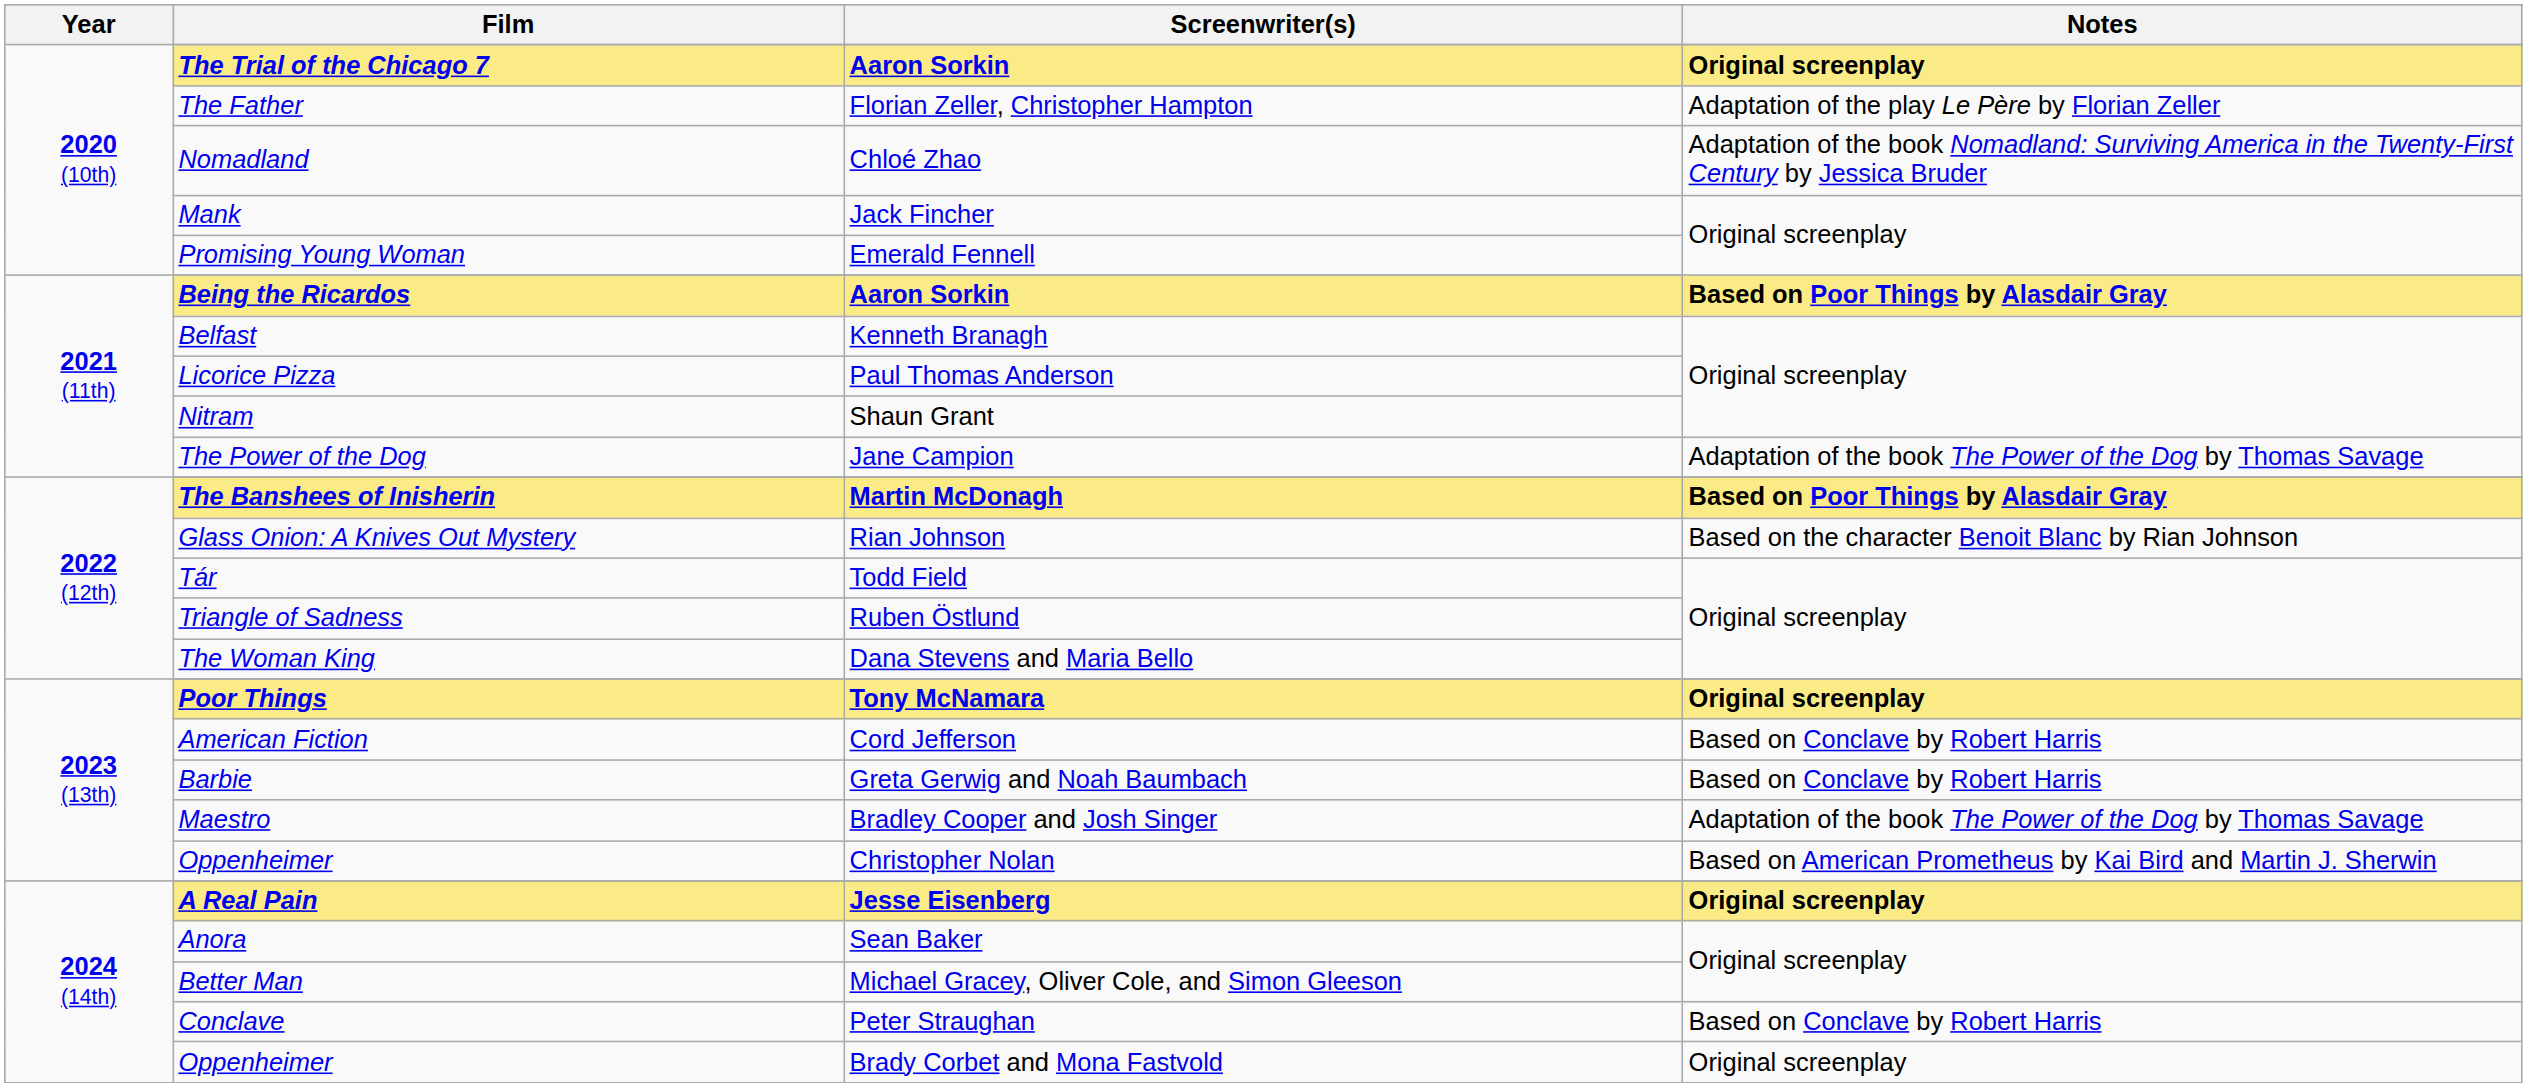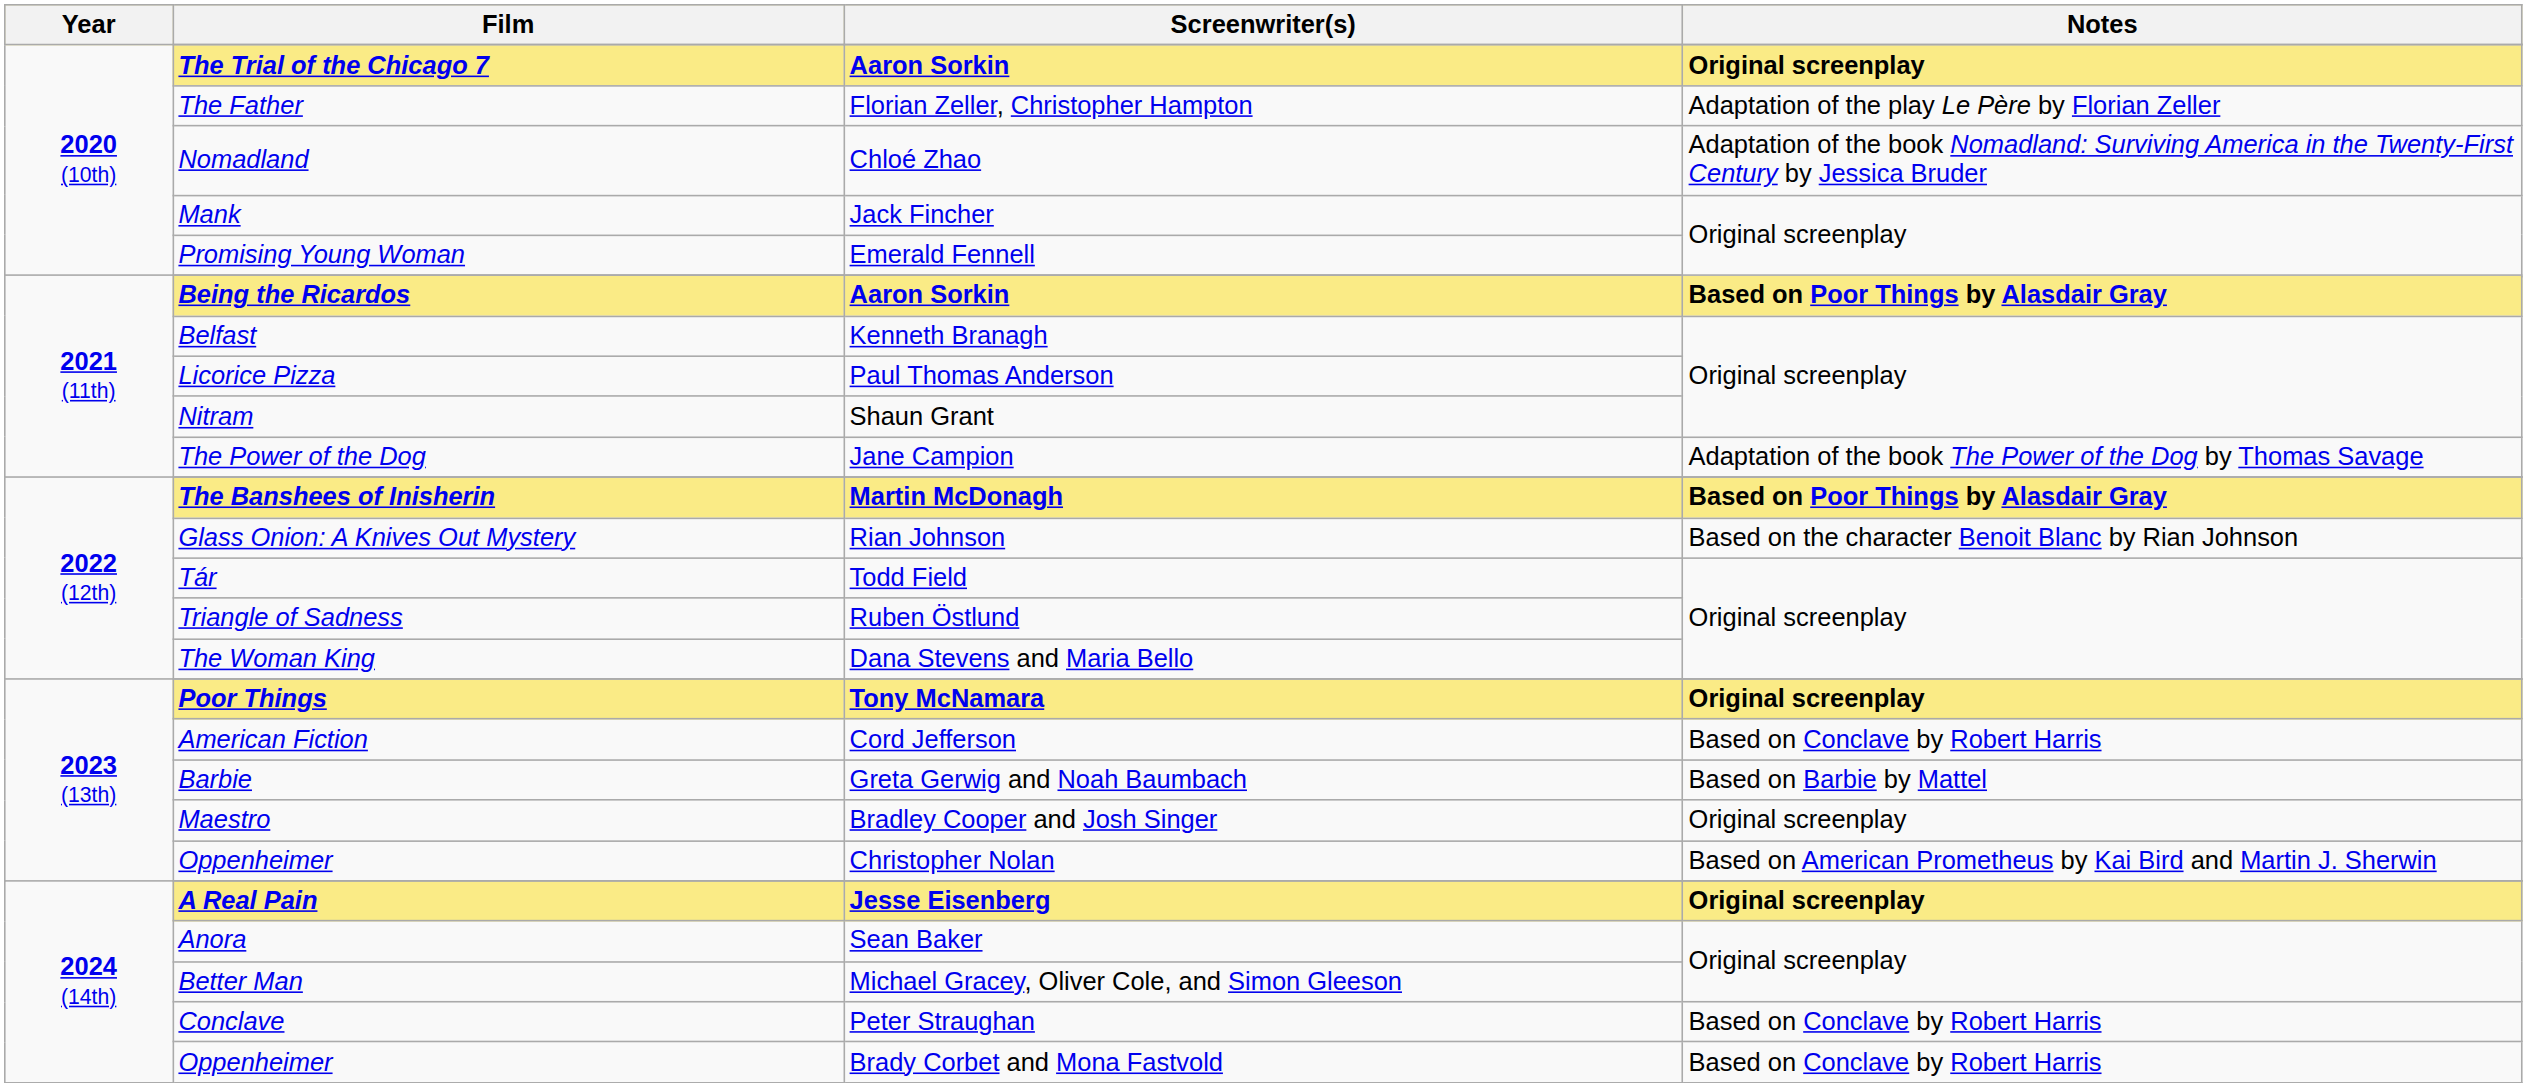(1895, 779) Based on Conclave by Robert Harris -> (1838, 779) Based on Barbie by Mattel
(2056, 819) Adaptation of the book The Power of the Dog by Thomas Savage -> (1797, 819) Original screenplay
(1797, 1061) Original screenplay -> (1895, 1061) Based on Conclave by Robert Harris
